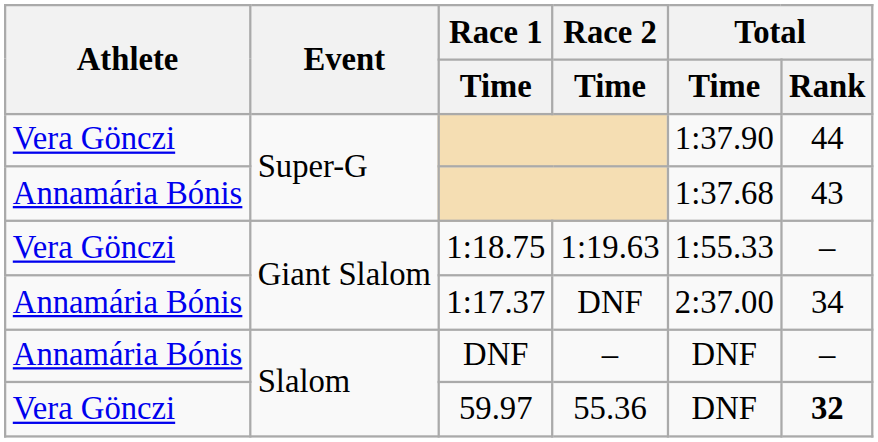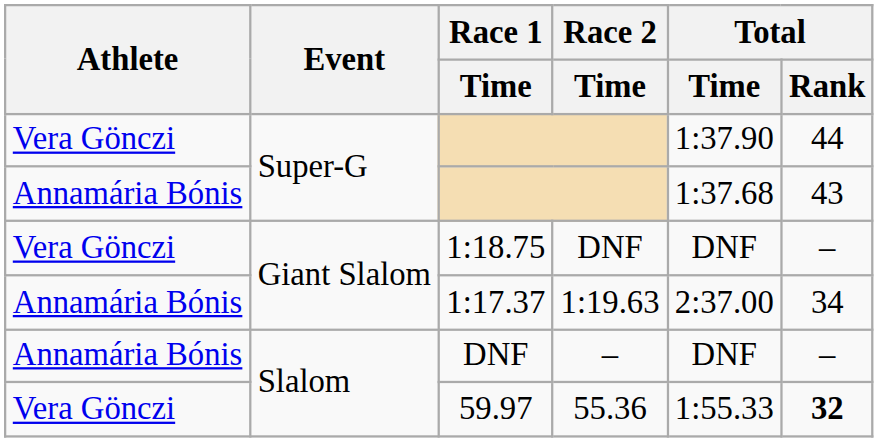(610, 247) 1:19.63 -> (610, 247) DNF
(724, 247) 1:55.33 -> (724, 247) DNF
(610, 301) DNF -> (610, 301) 1:19.63
(724, 409) DNF -> (724, 409) 1:55.33
